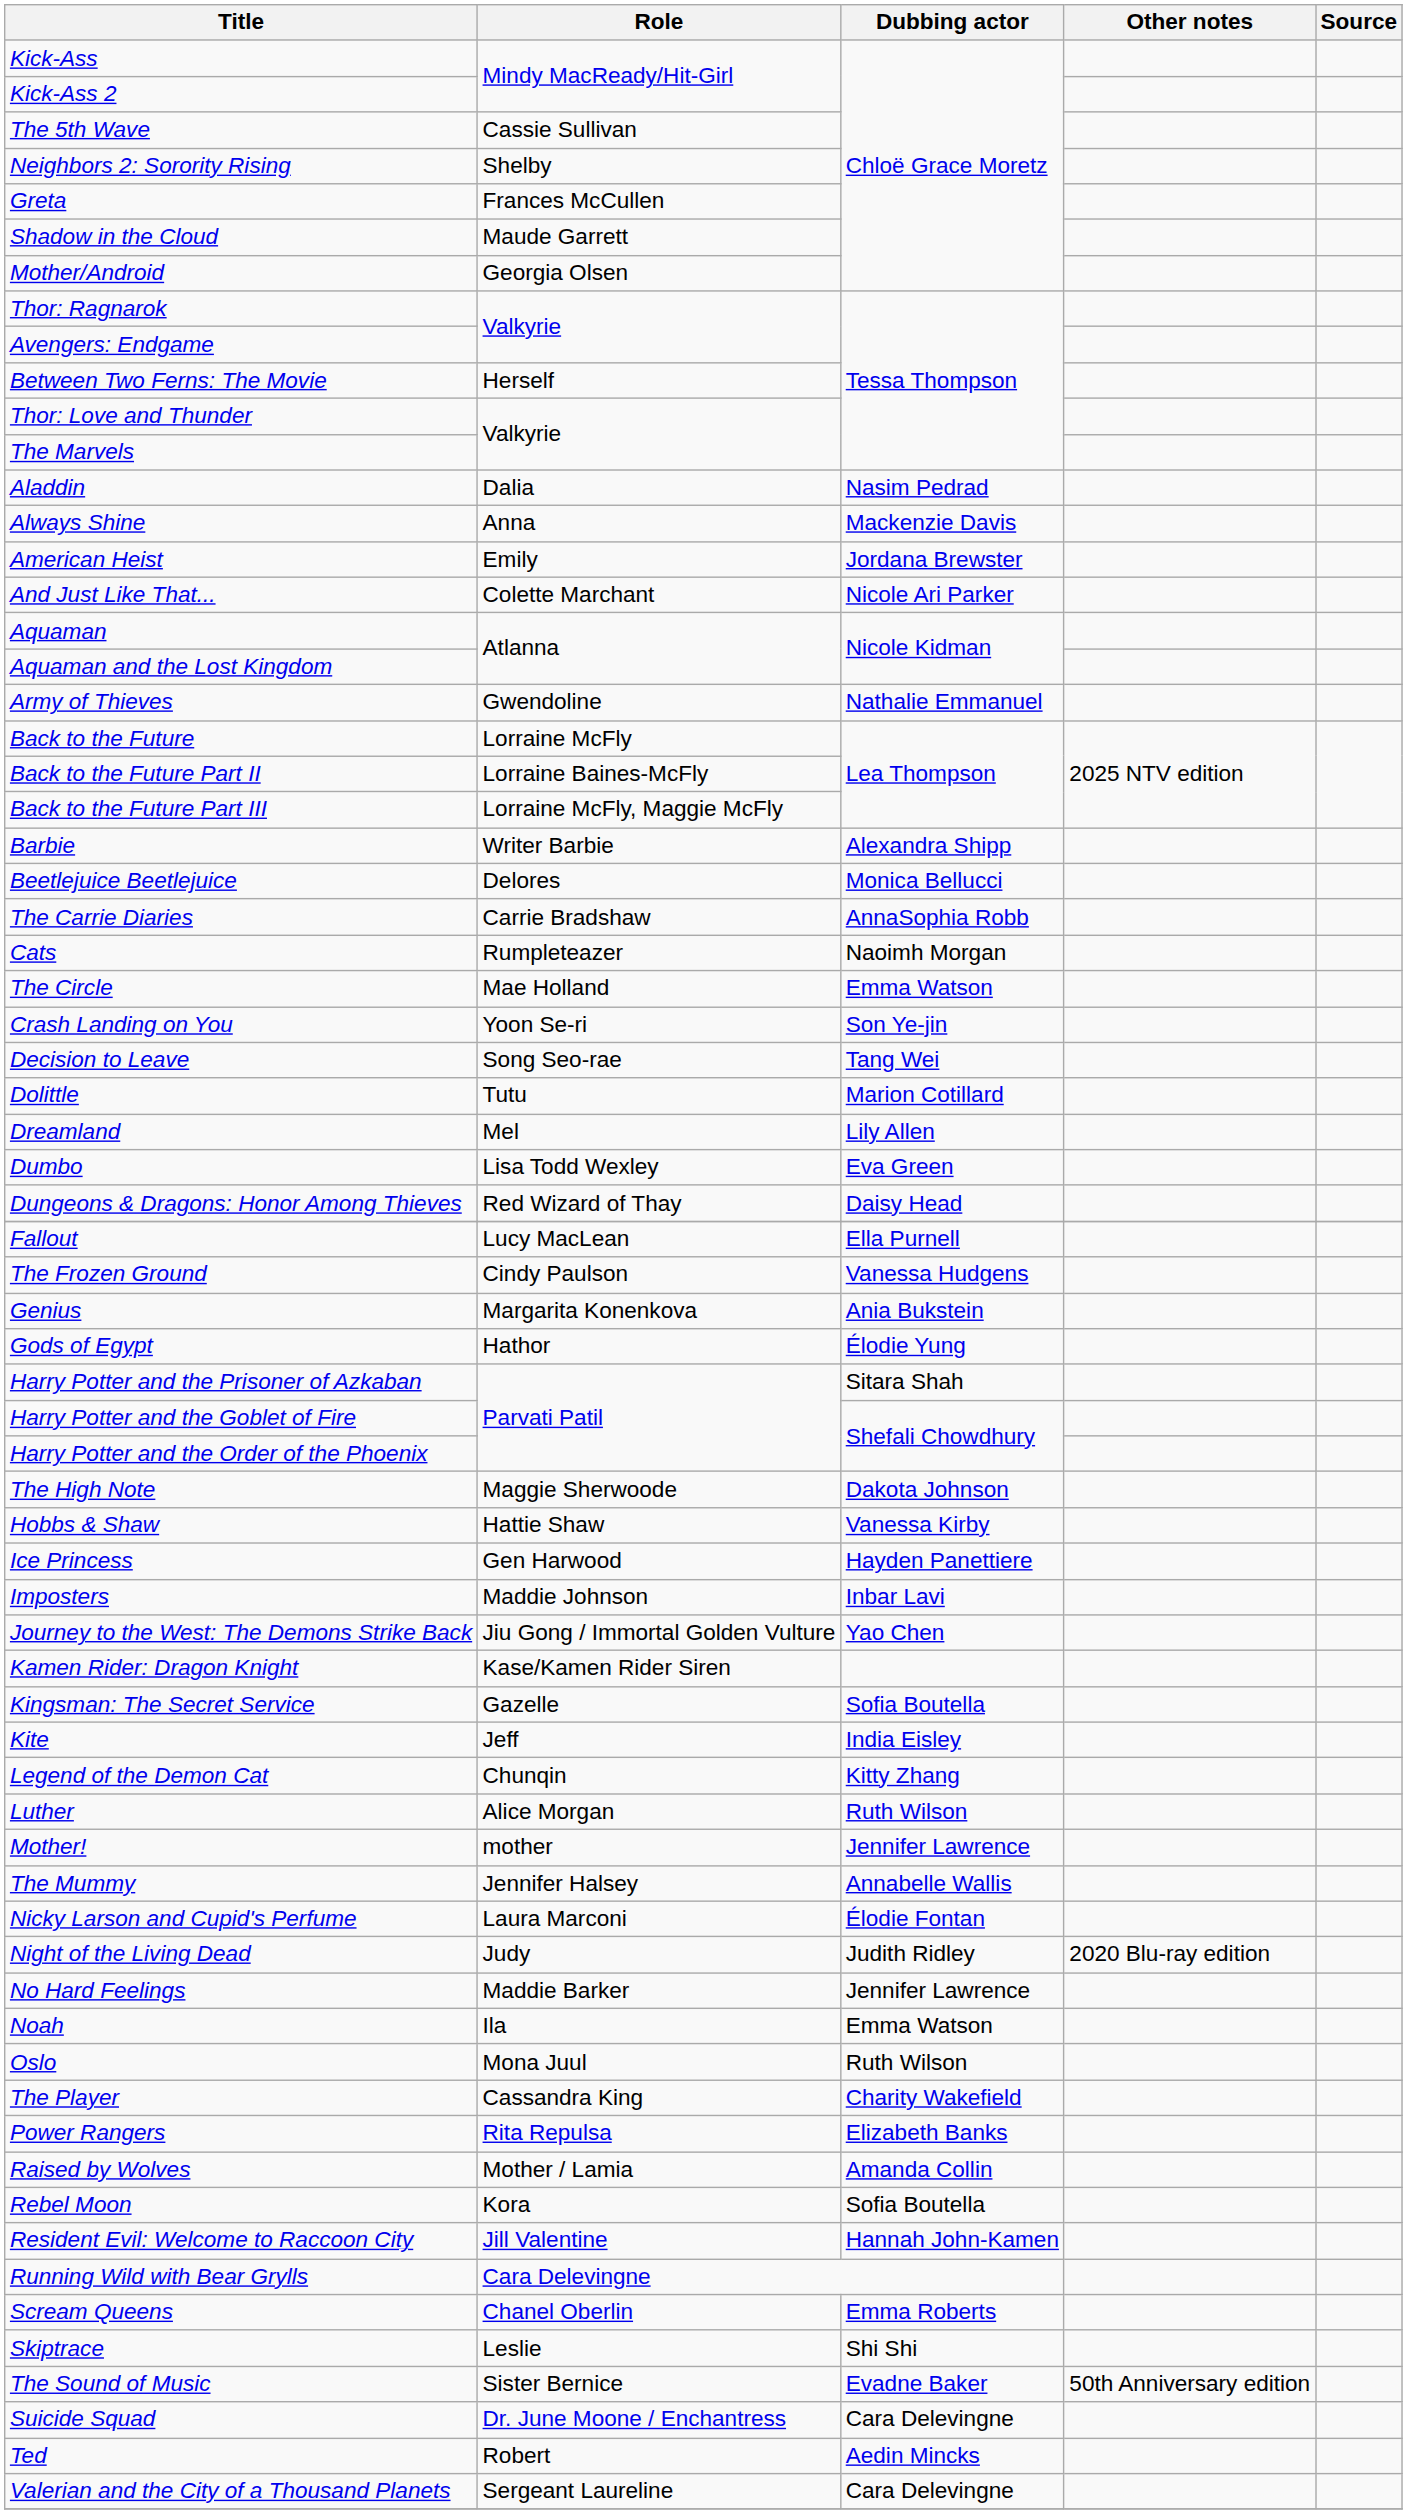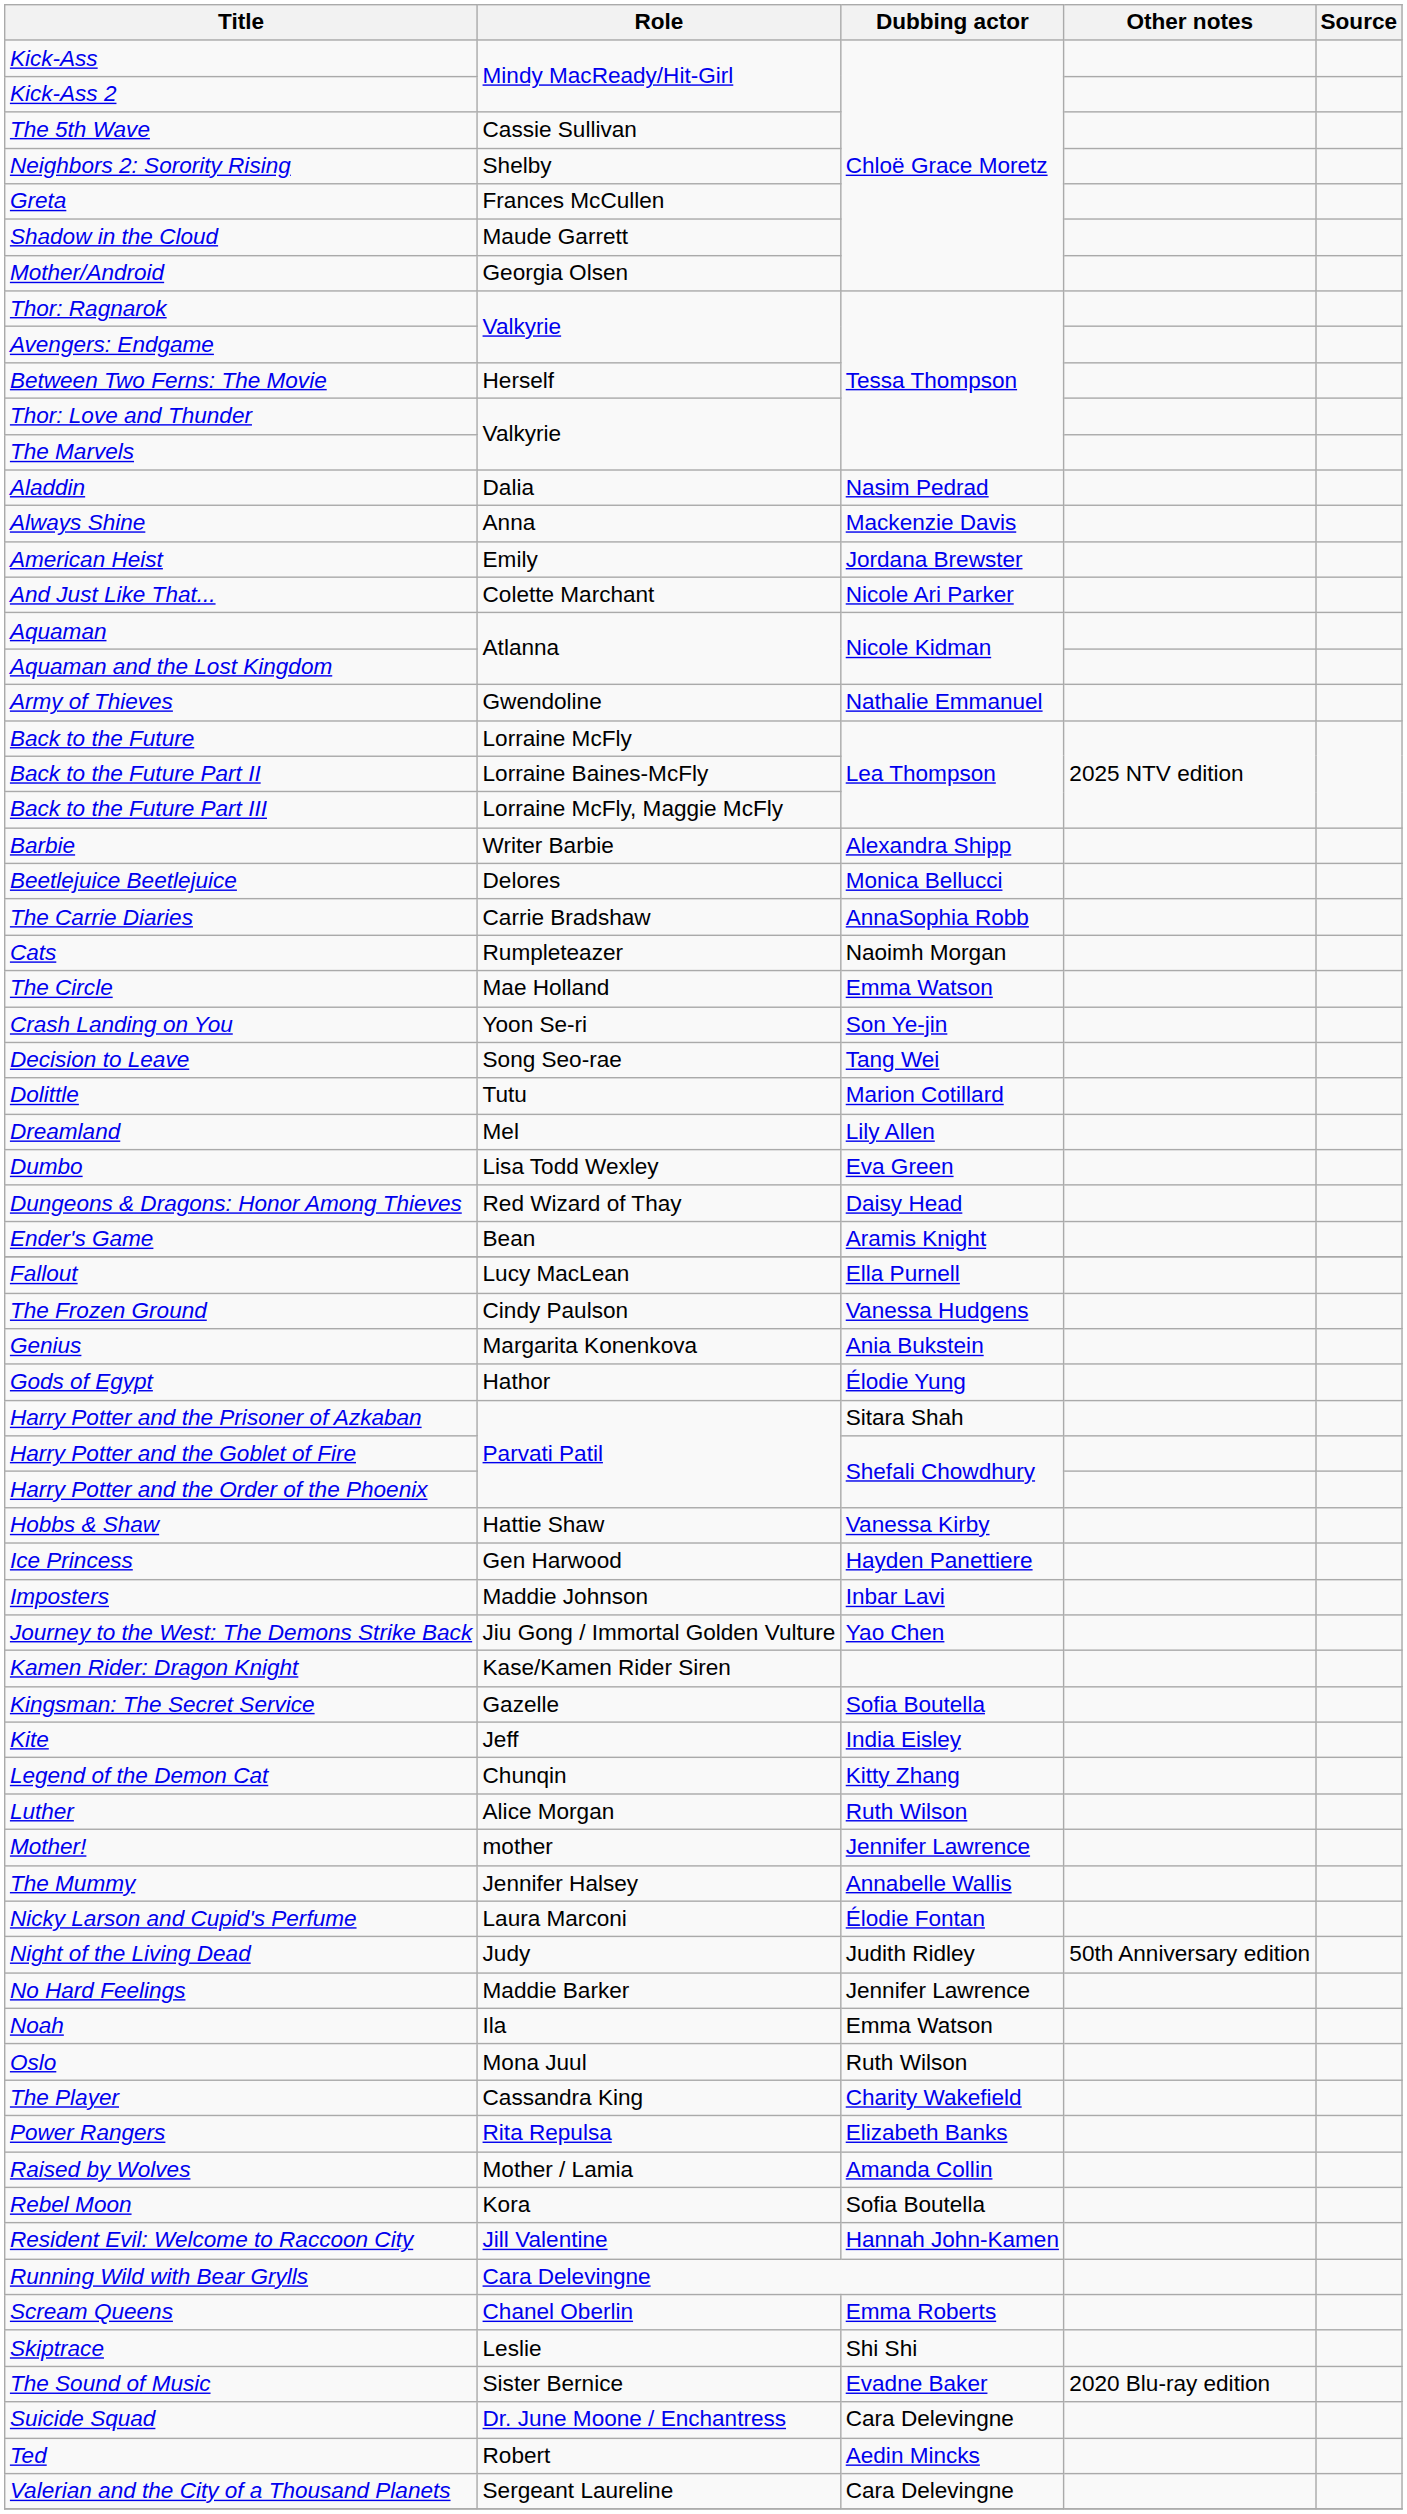+ row: (82, 1238)
- row: (83, 1489)
(1170, 1954) 2020 Blu-ray edition -> (1190, 1954) 50th Anniversary edition
(1190, 2383) 50th Anniversary edition -> (1170, 2383) 2020 Blu-ray edition
